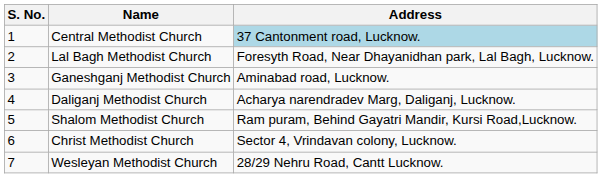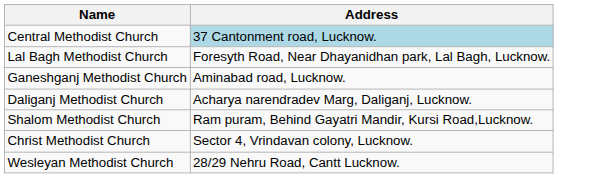- column: (26, 15)
